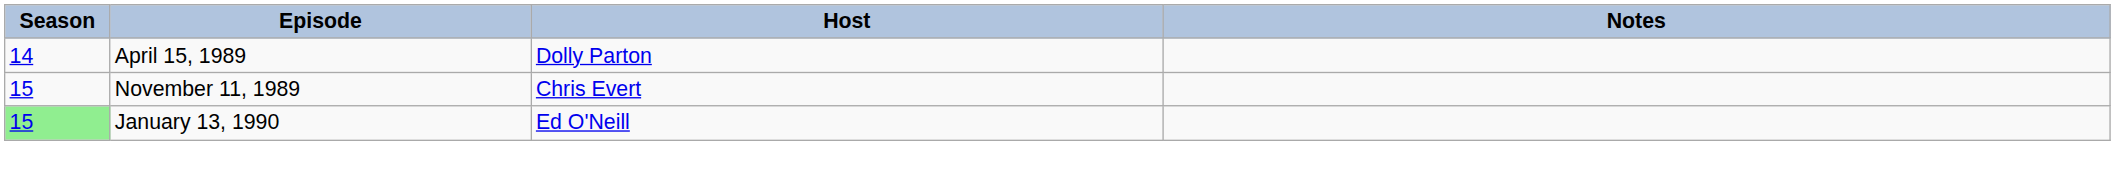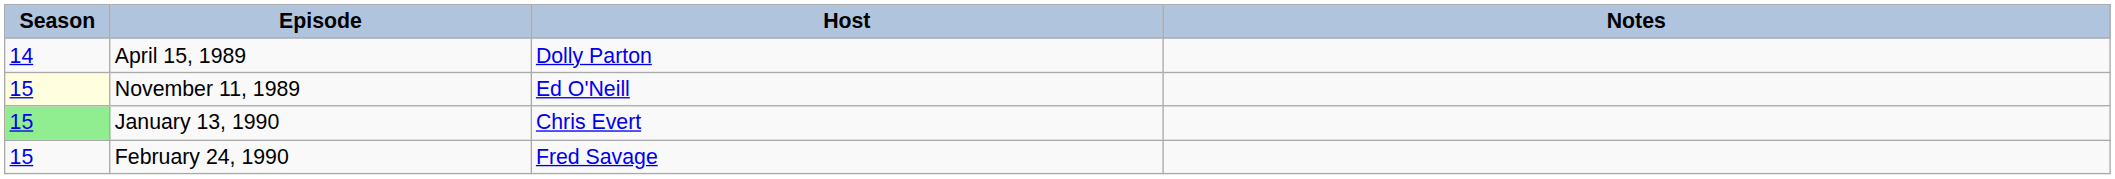(21, 88) no background -> (21, 88) lightyellow background
(589, 88) Chris Evert -> (583, 88) Ed O'Neill
(583, 122) Ed O'Neill -> (589, 122) Chris Evert
+ row: (202, 156)
